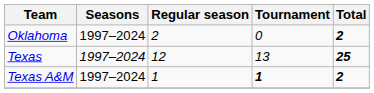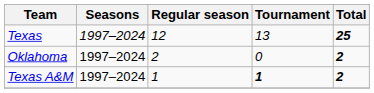rows swapped: (37, 35) <-> (25, 56)
